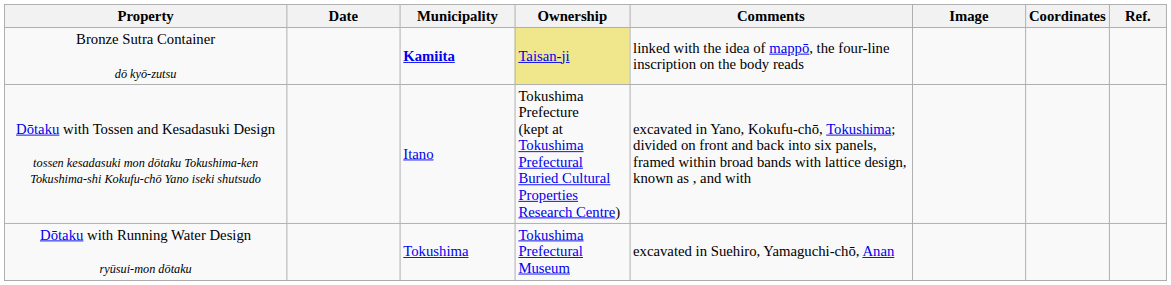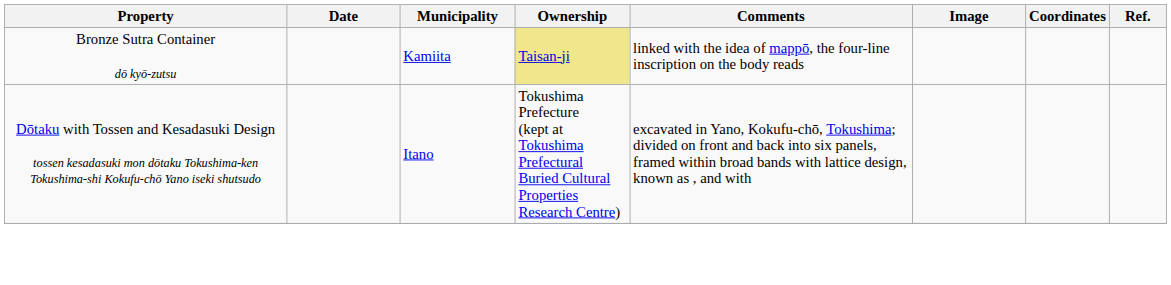(429, 56) bold -> (427, 56) normal
- row: (146, 251)
